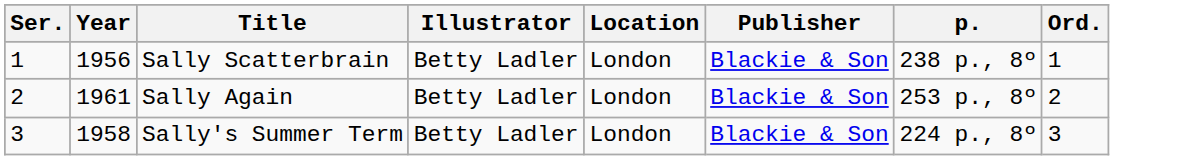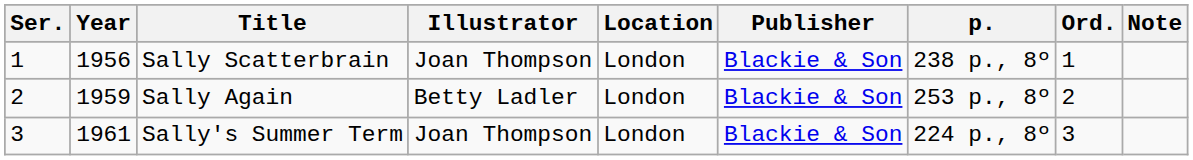+ column: (1155, 24)
(496, 61) Betty Ladler -> (503, 61) Joan Thompson
(104, 98) 1961 -> (104, 98) 1959
(104, 135) 1958 -> (104, 135) 1961
(496, 135) Betty Ladler -> (503, 135) Joan Thompson
